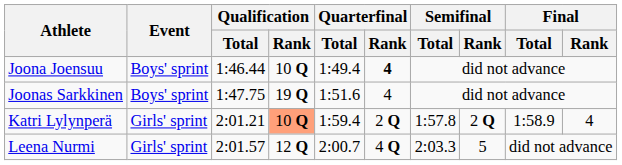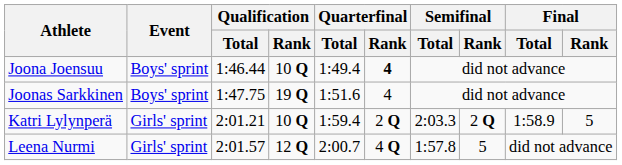(292, 120) lightsalmon background -> (292, 120) no background
(435, 120) 1:57.8 -> (435, 120) 2:03.3
(589, 120) 4 -> (589, 120) 5
(435, 146) 2:03.3 -> (435, 146) 1:57.8
